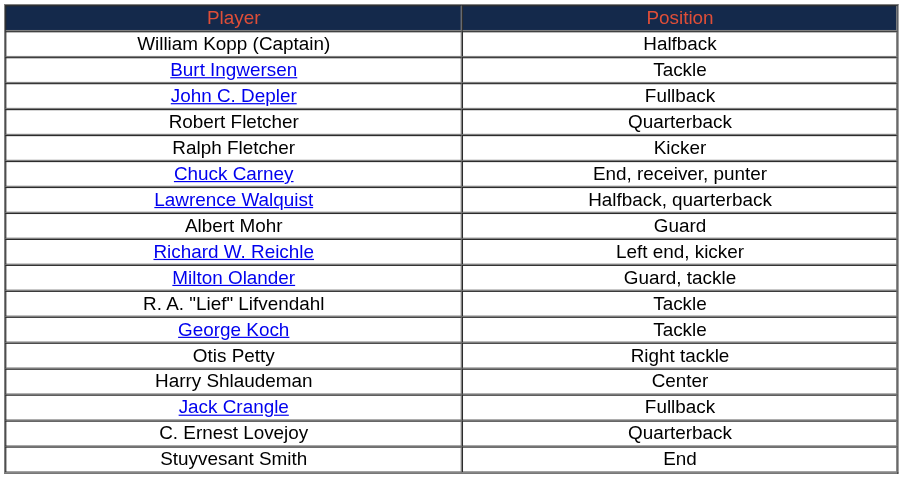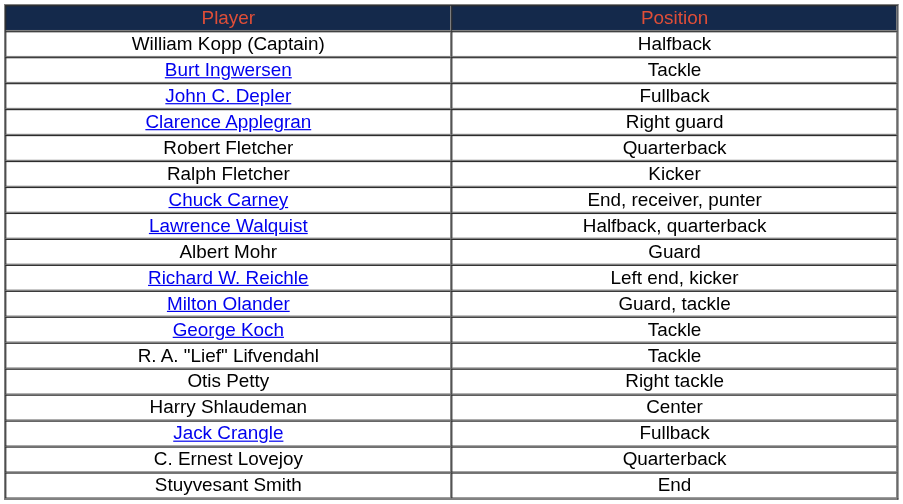+ row: (228, 121)
rows swapped: (234, 303) <-> (234, 329)
